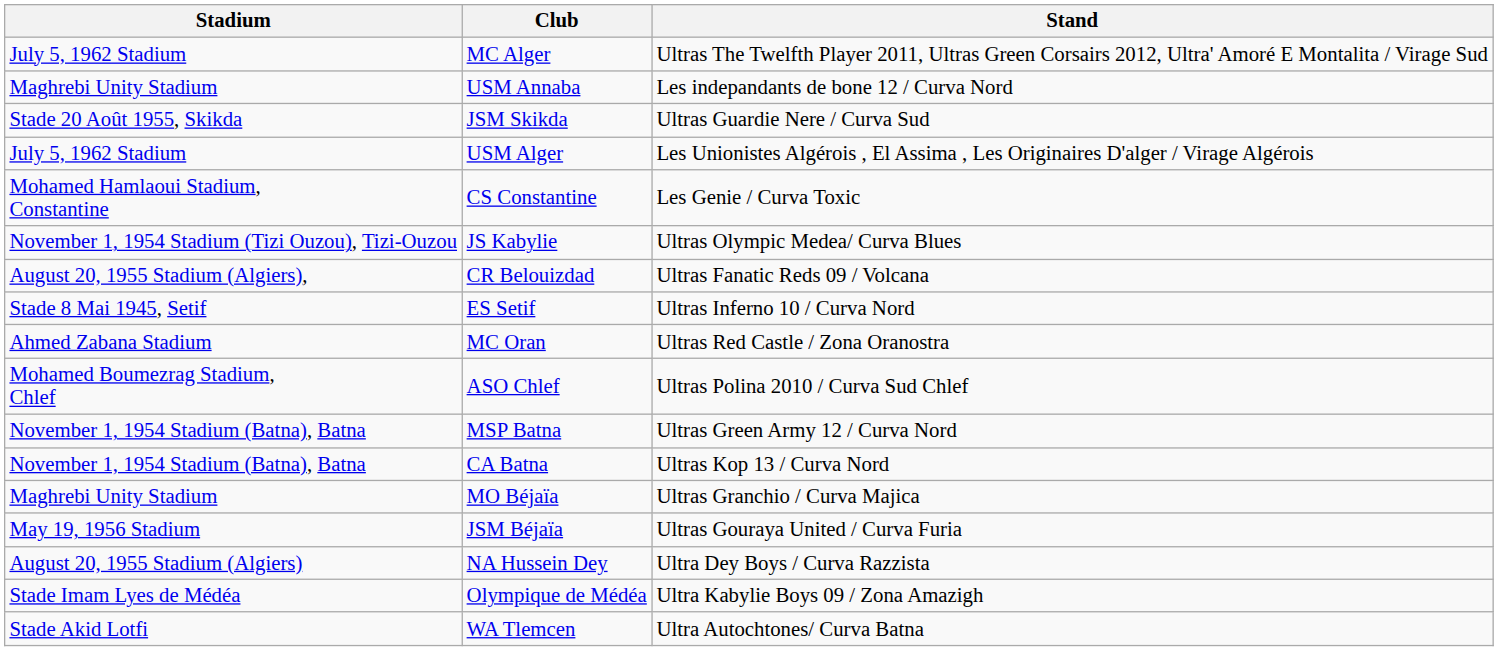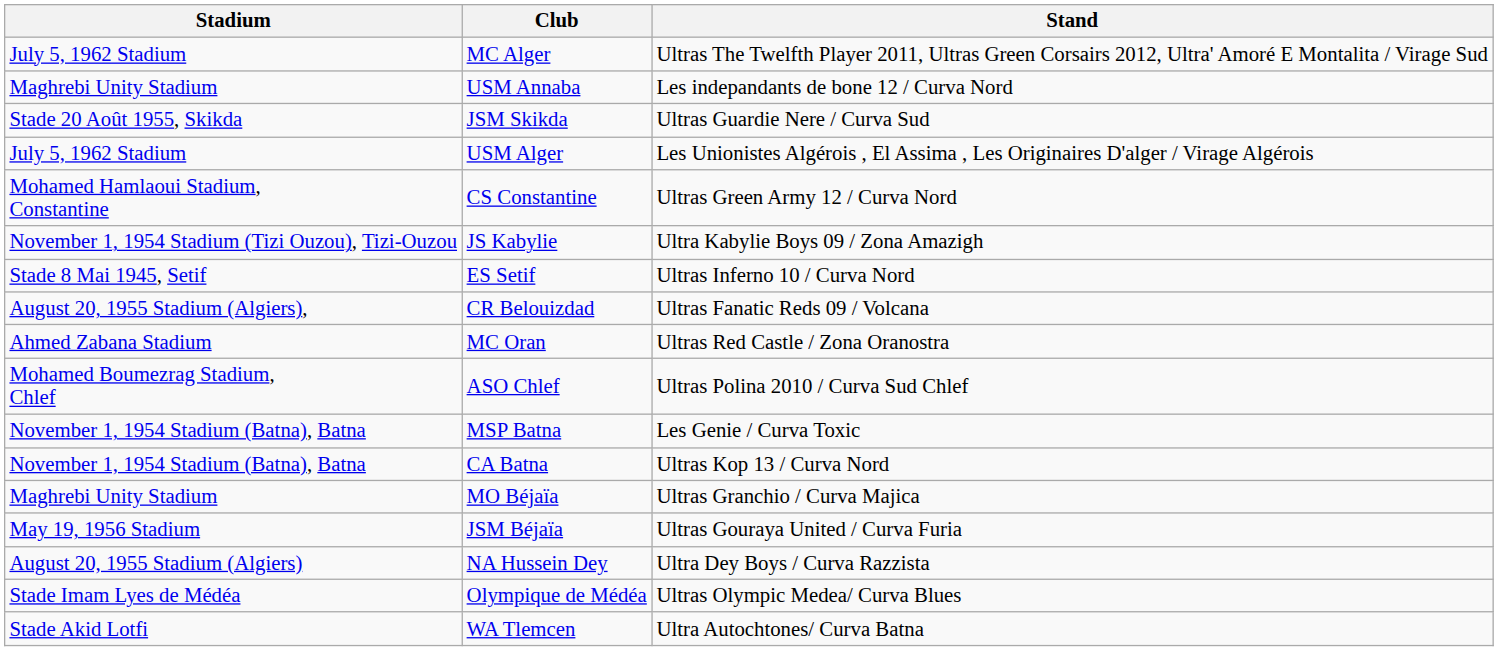(758, 197) Les Genie / Curva Toxic -> (807, 197) Ultras Green Army 12 / Curva Nord
(809, 242) Ultras Olympic Medea/ Curva Blues -> (820, 242) Ultra Kabylie Boys 09 / Zona Amazigh
rows swapped: (530, 275) <-> (501, 308)
(807, 430) Ultras Green Army 12 / Curva Nord -> (758, 430) Les Genie / Curva Toxic
(820, 595) Ultra Kabylie Boys 09 / Zona Amazigh -> (809, 595) Ultras Olympic Medea/ Curva Blues
